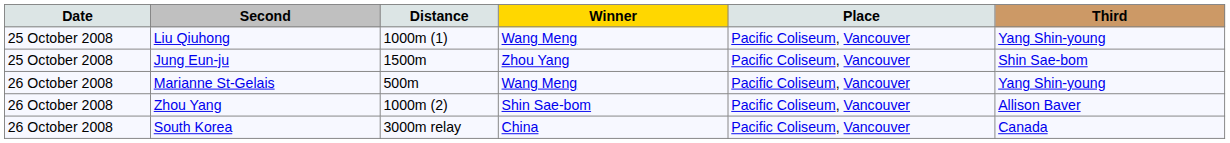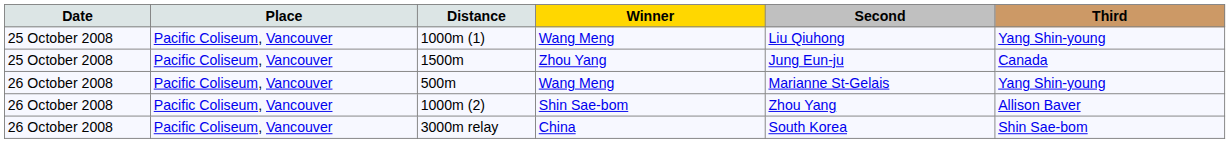columns swapped: (861, 16) <-> (265, 16)
(1043, 60) Shin Sae-bom -> (1023, 60) Canada
(1023, 127) Canada -> (1043, 127) Shin Sae-bom
